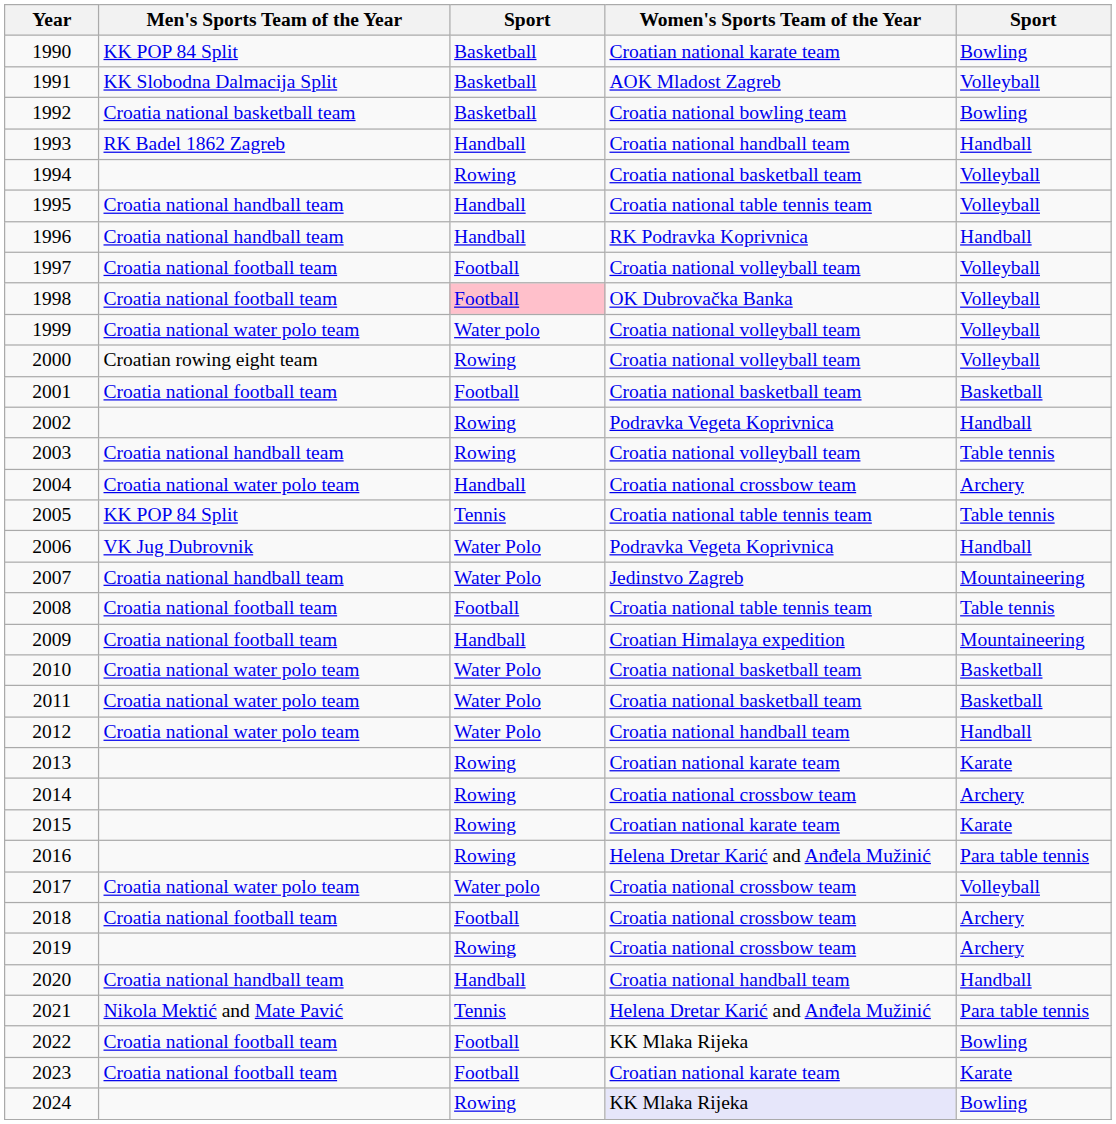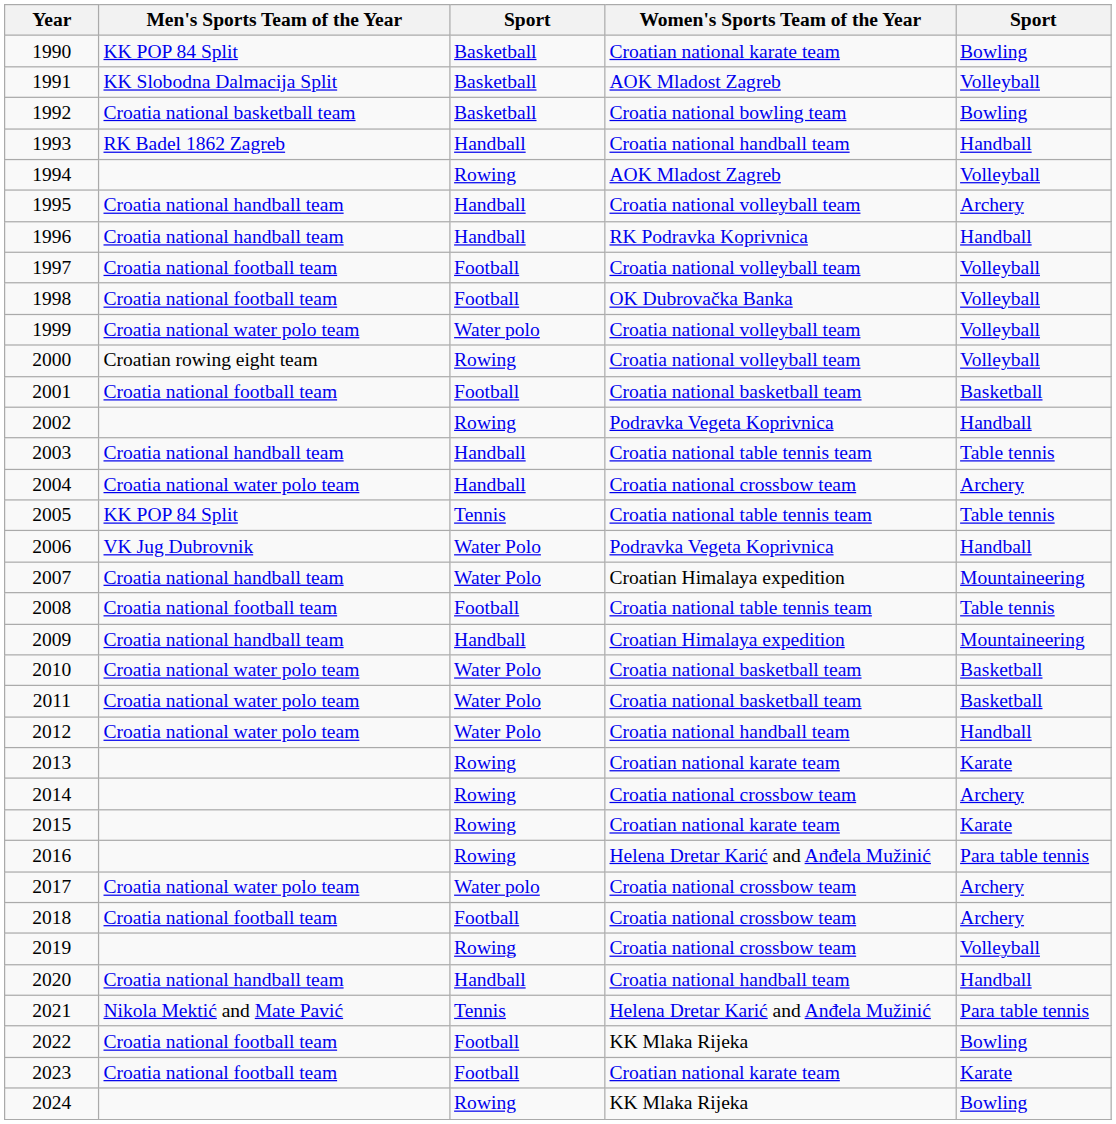(736, 174) Croatia national basketball team -> (695, 174) AOK Mladost Zagreb
(741, 205) Croatia national table tennis team -> (735, 205) Croatia national volleyball team
(1000, 205) Volleyball -> (992, 205) Archery
(487, 298) pink background -> (487, 298) no background
(485, 453) Rowing -> (490, 453) Handball
(735, 453) Croatia national volleyball team -> (741, 453) Croatia national table tennis team
(676, 577) Jedinstvo Zagreb -> (727, 577) Croatian Himalaya expedition
(220, 639) Croatia national football team -> (224, 639) Croatia national handball team
(1000, 886) Volleyball -> (992, 886) Archery
(992, 948) Archery -> (1000, 948) Volleyball
(679, 1103) lavender background -> (679, 1103) no background
